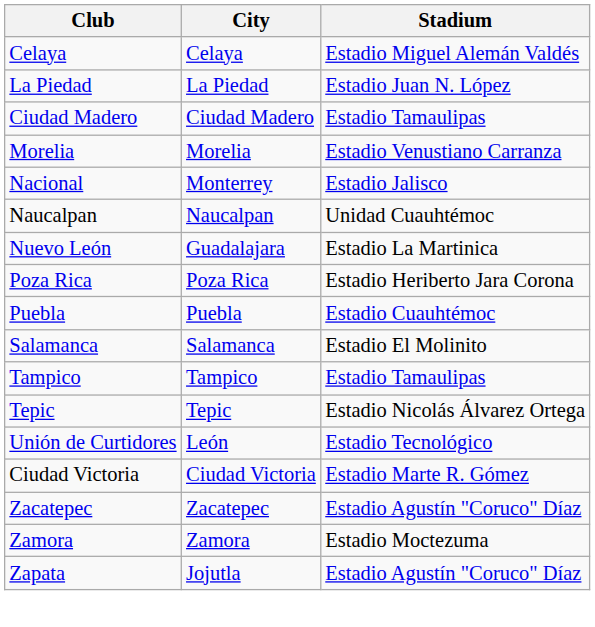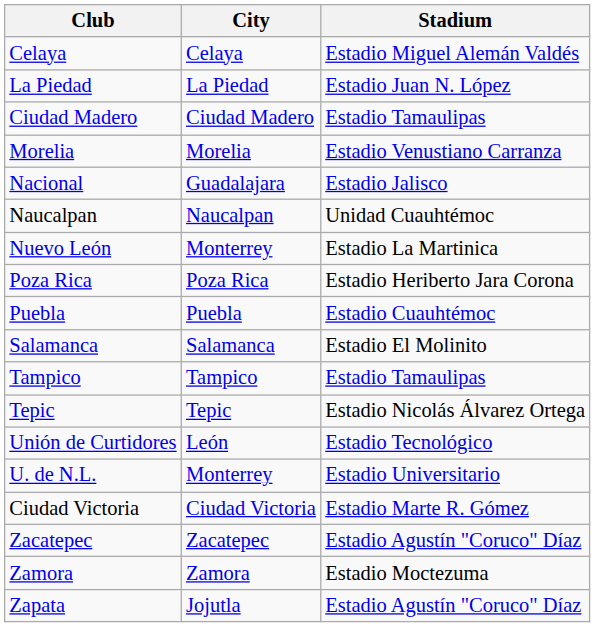(229, 183) Monterrey -> (235, 183) Guadalajara
(235, 248) Guadalajara -> (229, 248) Monterrey
+ row: (53, 475)
